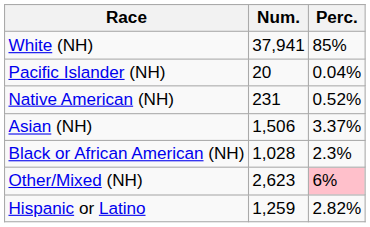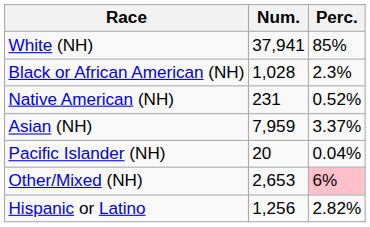rows swapped: (126, 153) <-> (87, 72)
(274, 126) 1,506 -> (274, 126) 7,959
(274, 180) 2,623 -> (274, 180) 2,653
(274, 208) 1,259 -> (274, 208) 1,256
